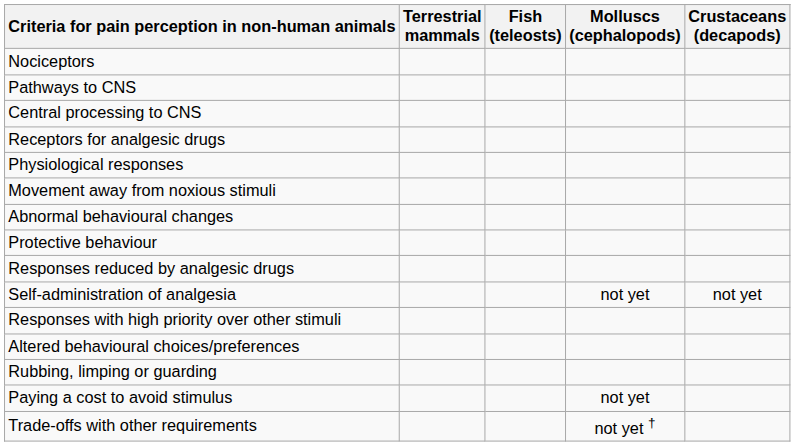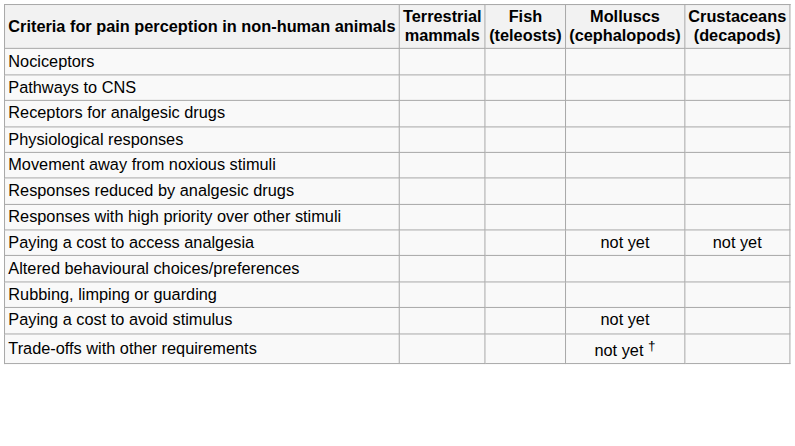- row: (105, 113)
- row: (121, 216)
- row: (83, 242)
- row: (122, 294)
+ row: (131, 242)
